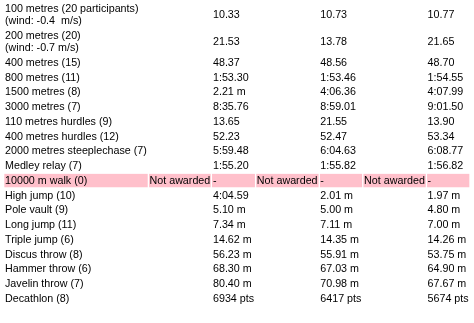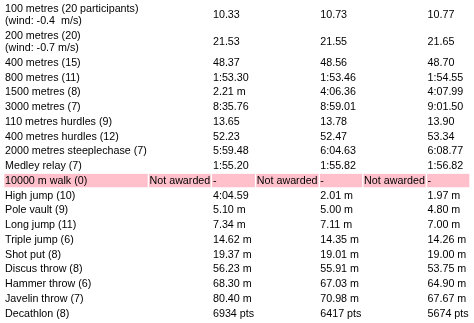(334, 42) 13.78 -> (334, 42) 21.55
(334, 121) 21.55 -> (334, 121) 13.78
+ row: (33, 254)
